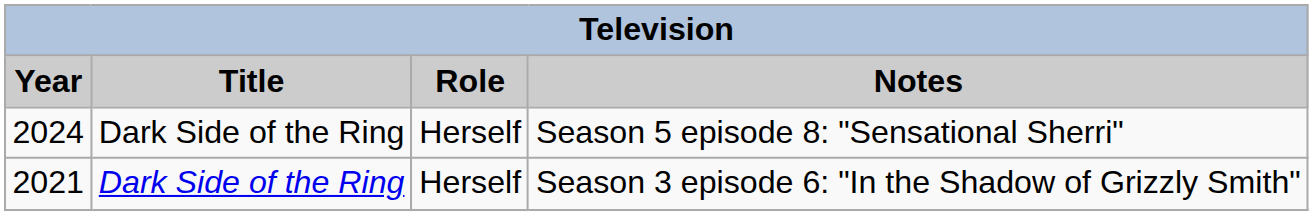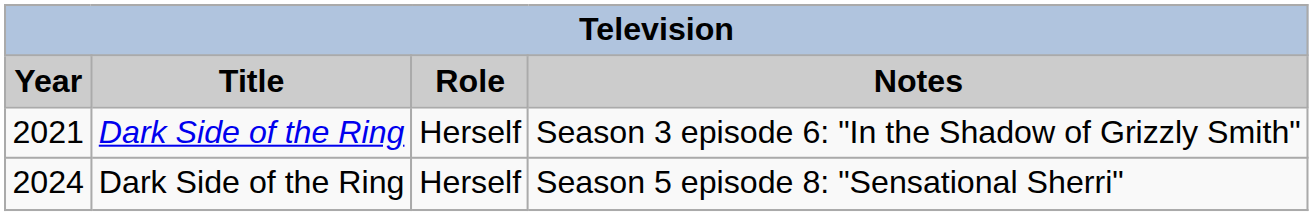rows swapped: (918, 183) <-> (830, 132)
